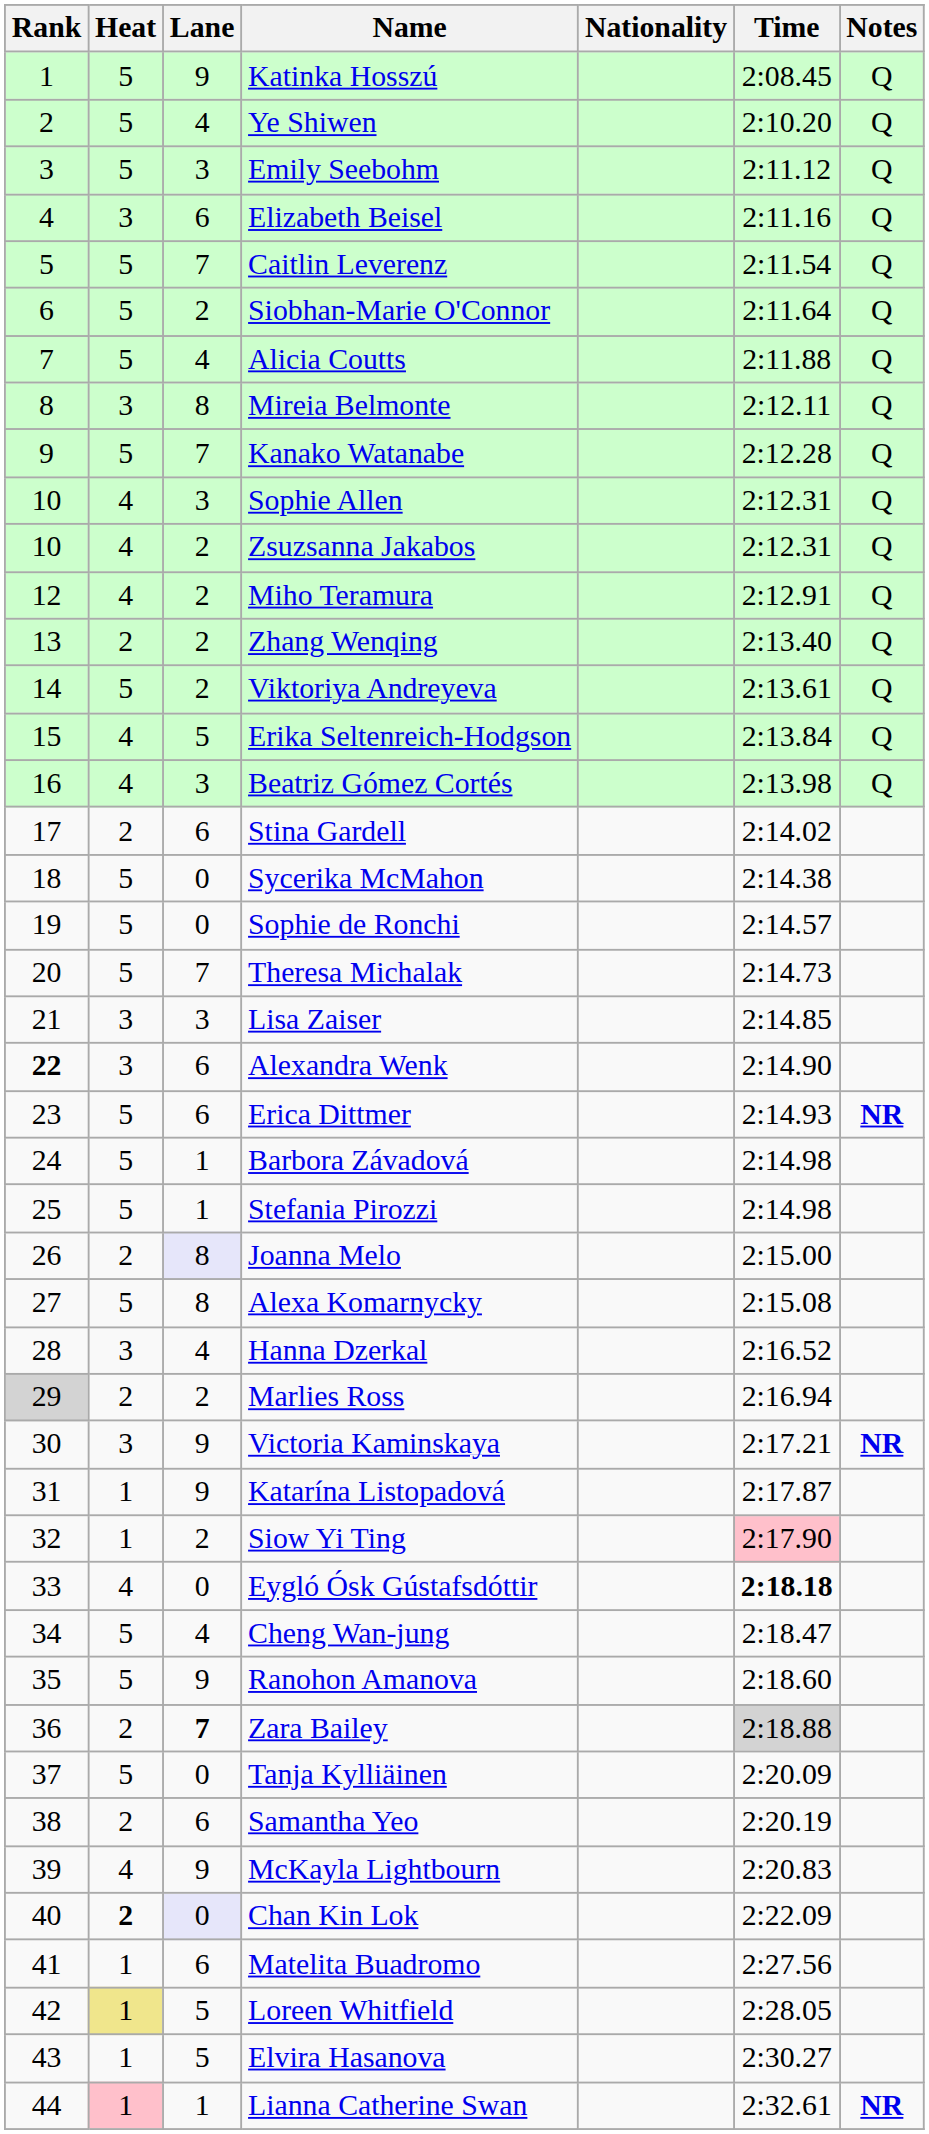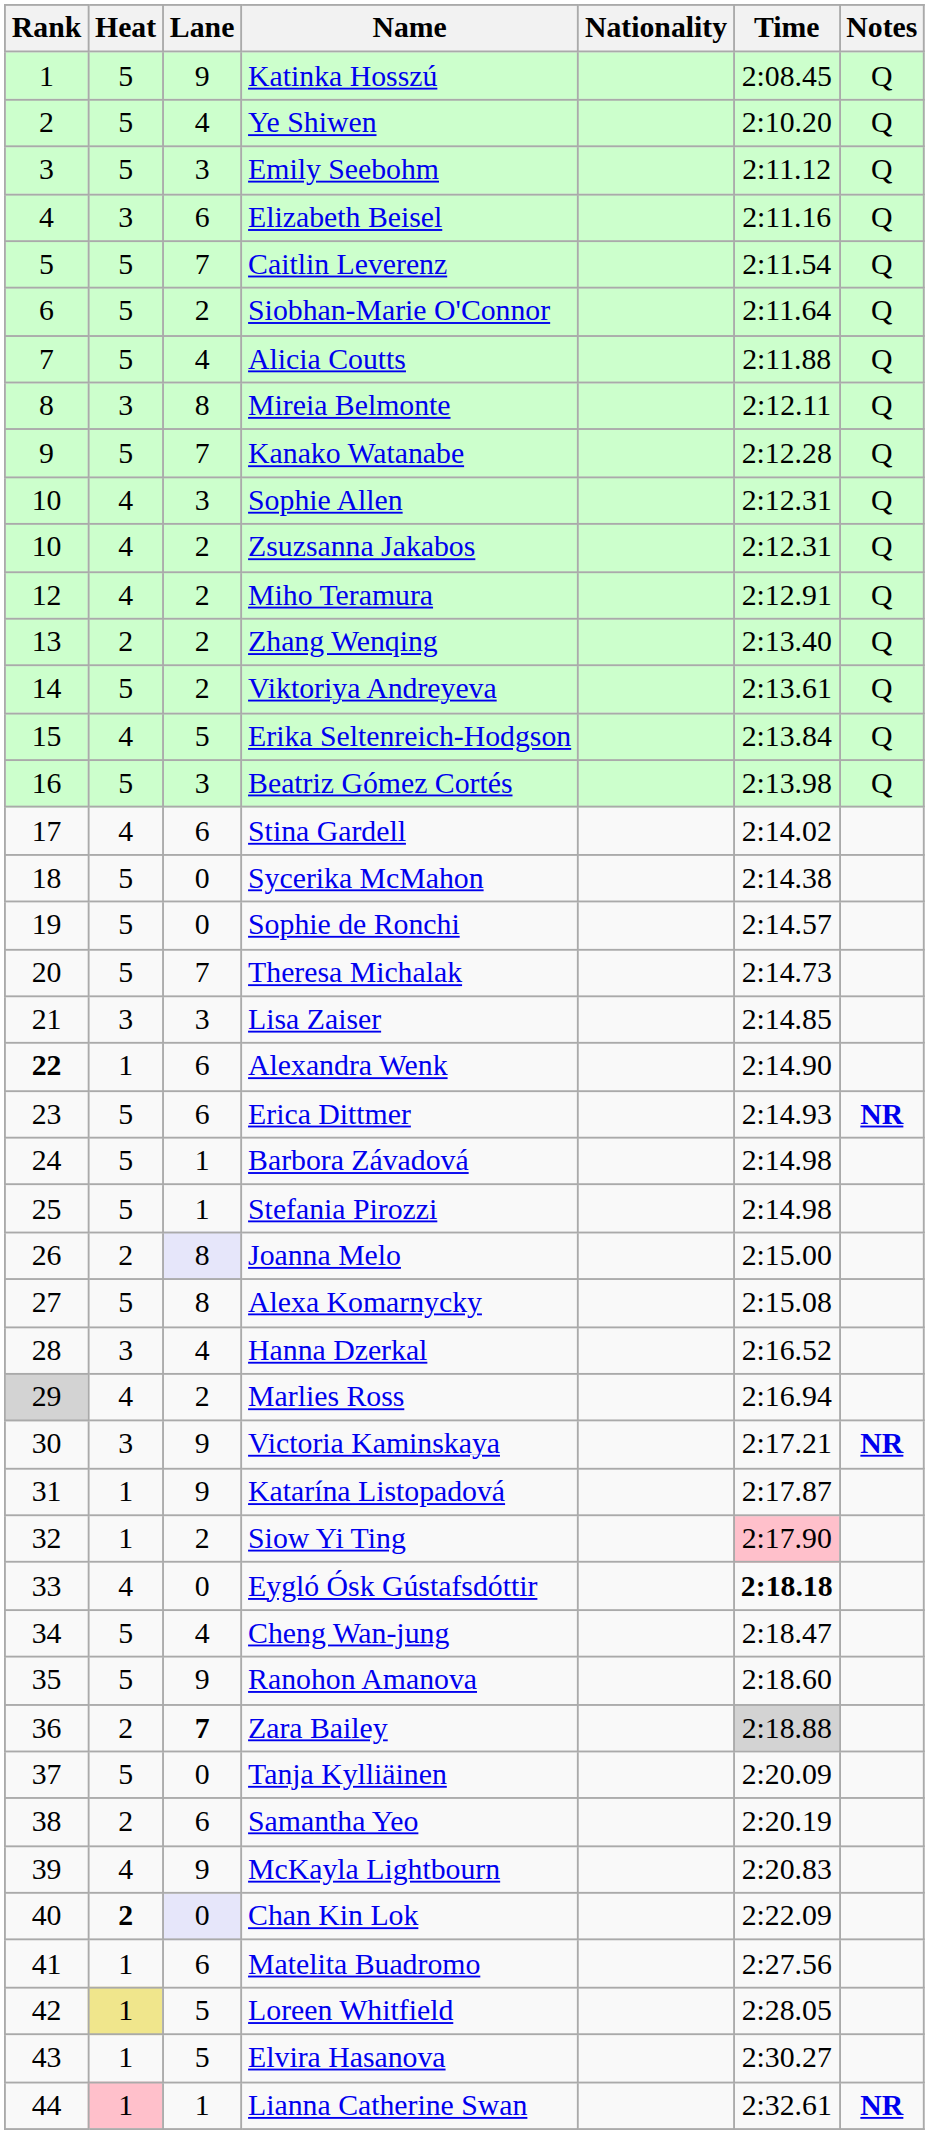(126, 783) 4 -> (126, 783) 5
(126, 830) 2 -> (126, 830) 4
(126, 1066) 3 -> (126, 1066) 1
(126, 1396) 2 -> (126, 1396) 4
